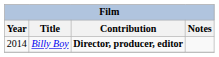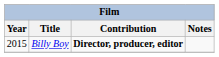(17, 44) 2014 -> (17, 44) 2015
